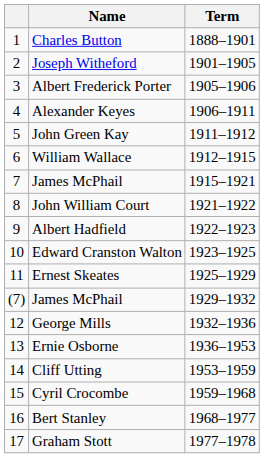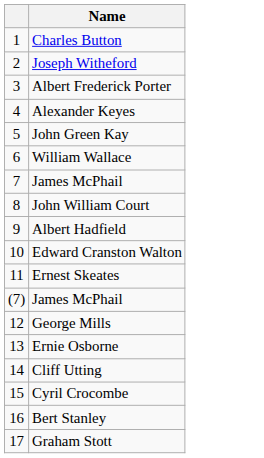- column: (222, 16)
